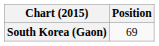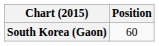(132, 31) 69 -> (132, 31) 60
